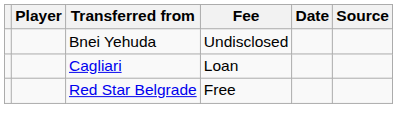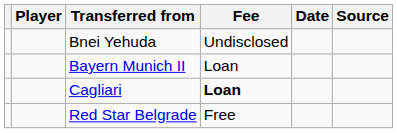+ row: (127, 66)
(221, 66) normal -> (222, 90) bold
